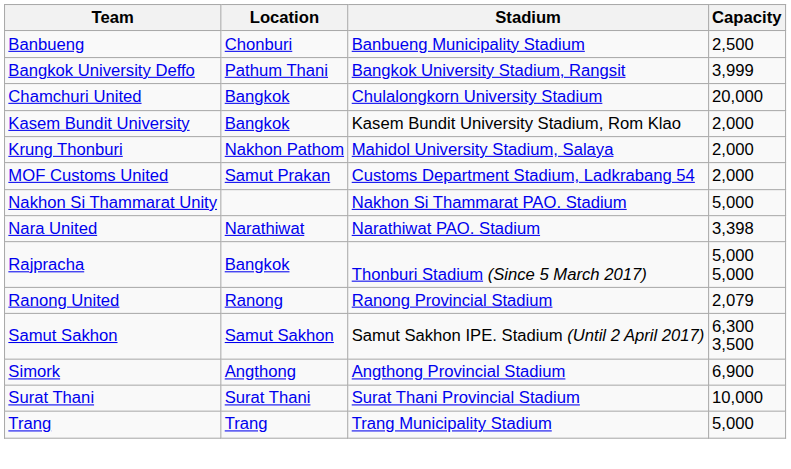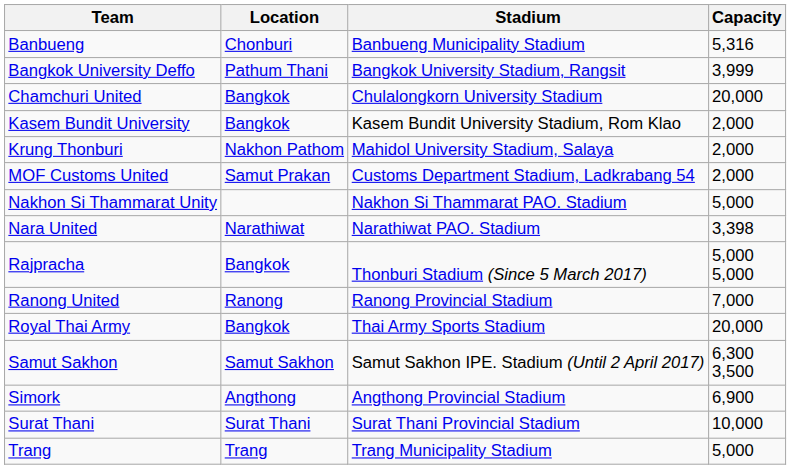(733, 44) 2,500 -> (733, 44) 5,316
(733, 300) 2,079 -> (733, 300) 7,000
+ row: (69, 326)
